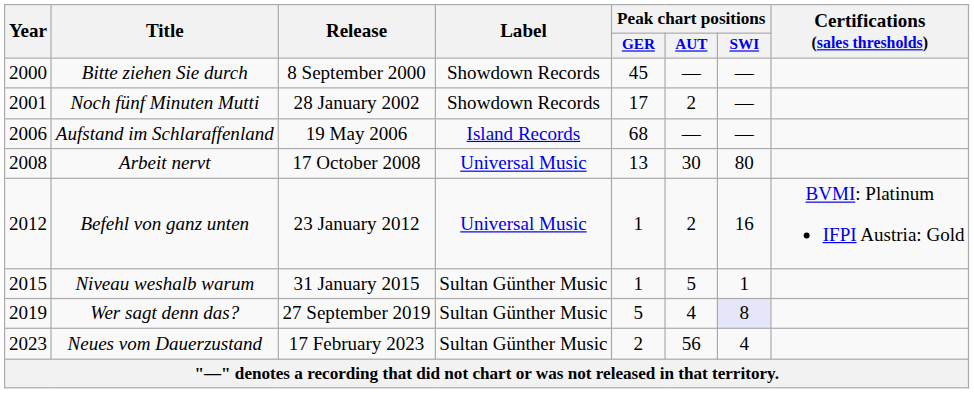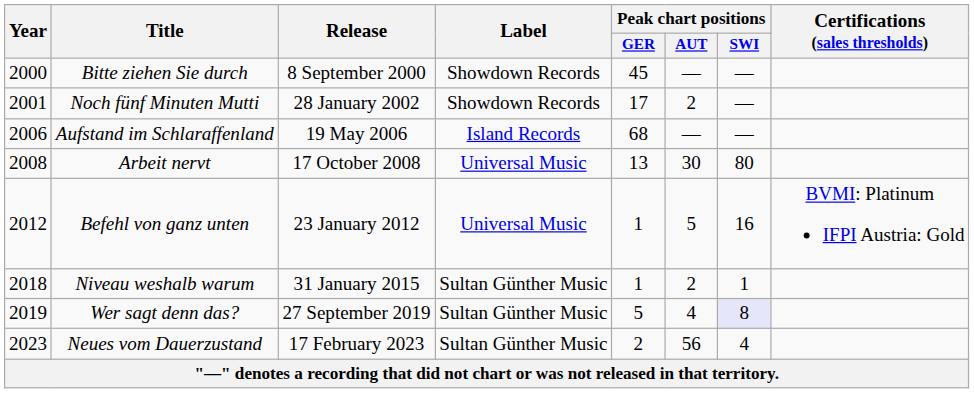(691, 223) 2 -> (691, 223) 5
(28, 283) 2015 -> (28, 283) 2018
(691, 283) 5 -> (691, 283) 2
